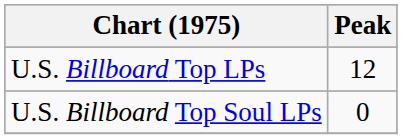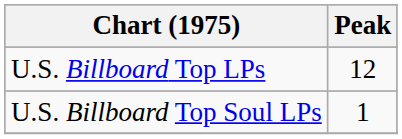(363, 111) 0 -> (363, 111) 1
